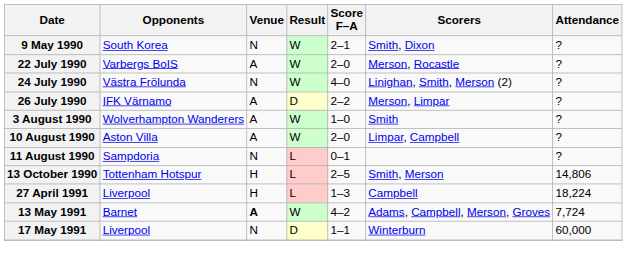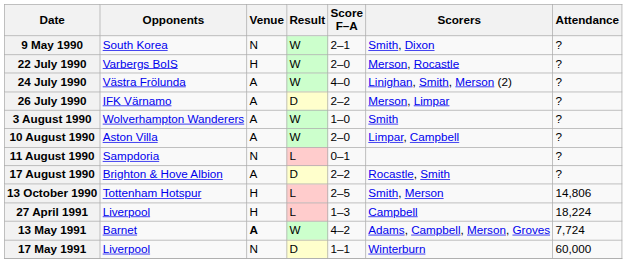(253, 63) A -> (254, 63) H
(254, 82) N -> (253, 82) A
+ row: (52, 175)
